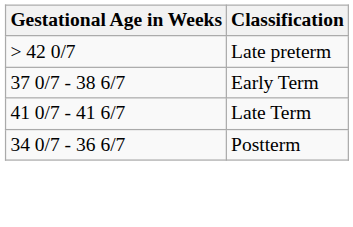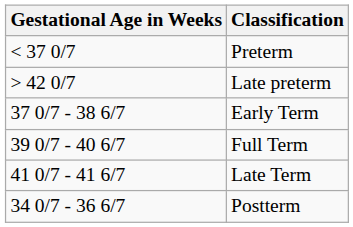+ row: (262, 51)
+ row: (270, 144)
